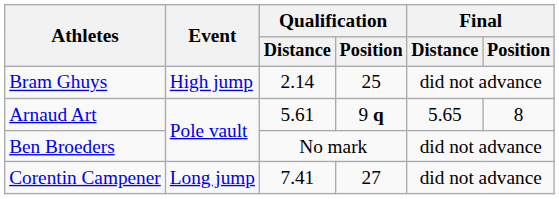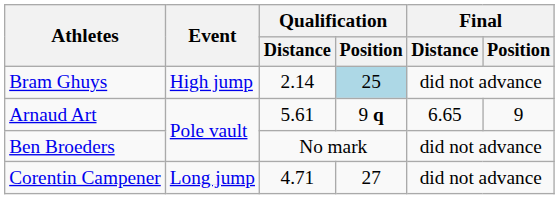(371, 82) no background -> (371, 82) lightblue background
(445, 114) 5.65 -> (445, 114) 6.65
(519, 114) 8 -> (519, 114) 9
(297, 178) 7.41 -> (297, 178) 4.71
